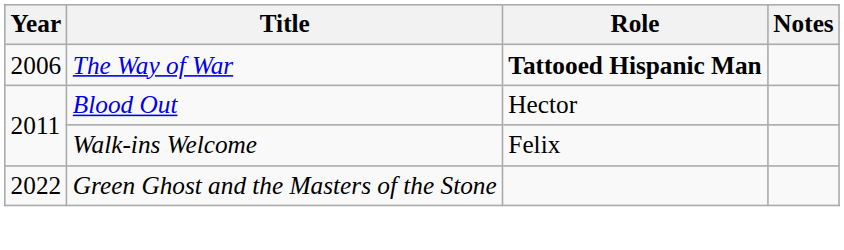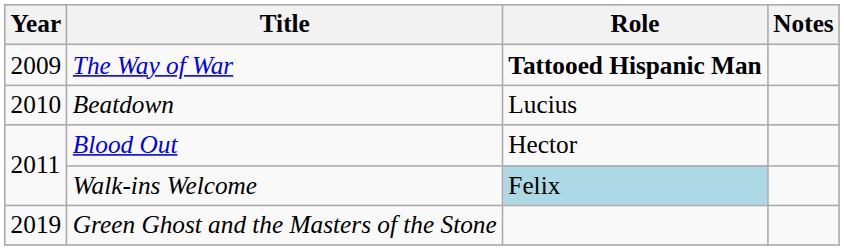(36, 64) 2006 -> (36, 64) 2009
+ row: (123, 104)
(534, 144) no background -> (534, 184) lightblue background
(36, 184) 2022 -> (36, 225) 2019
